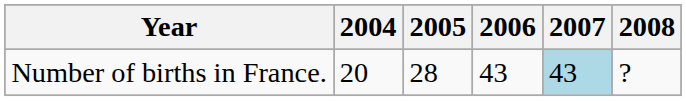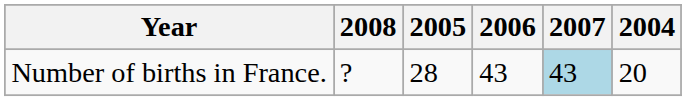columns swapped: (368, 26) <-> (647, 26)
